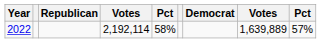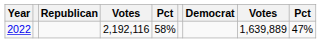(126, 30) 2,192,114 -> (126, 30) 2,192,116
(302, 30) 57% -> (302, 30) 47%
